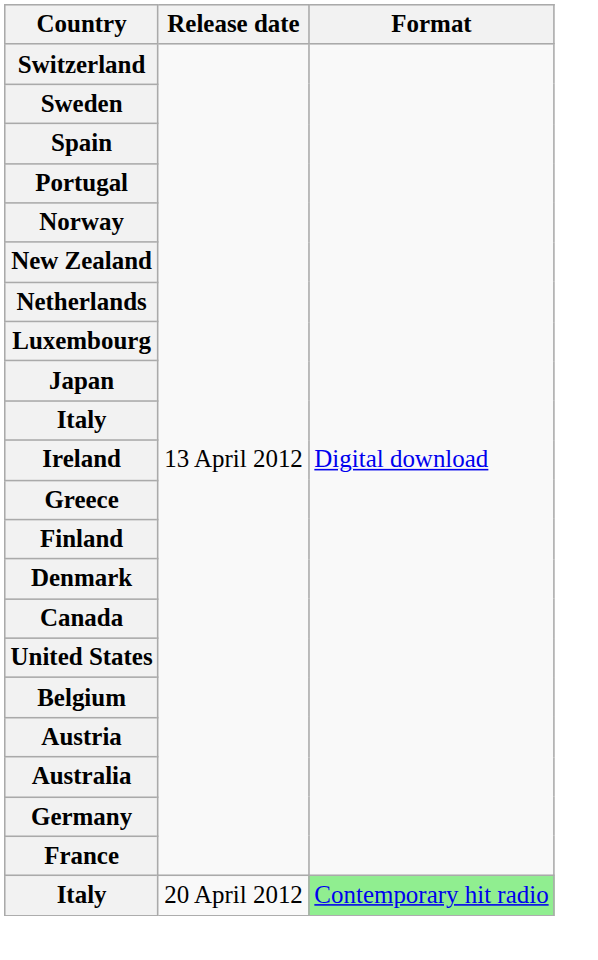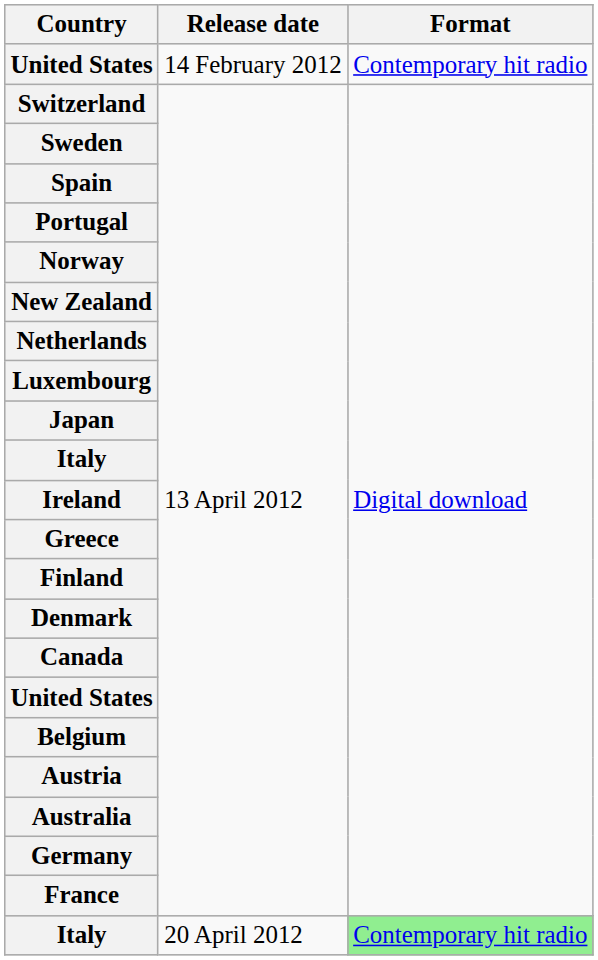+ row: (82, 63)
